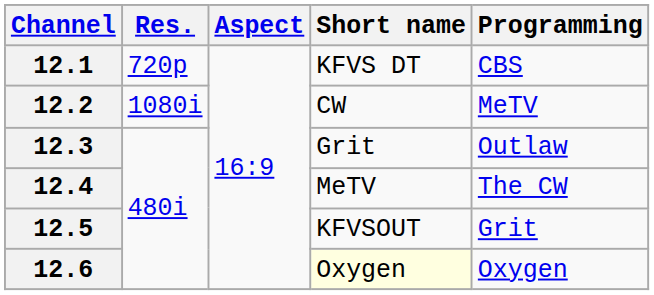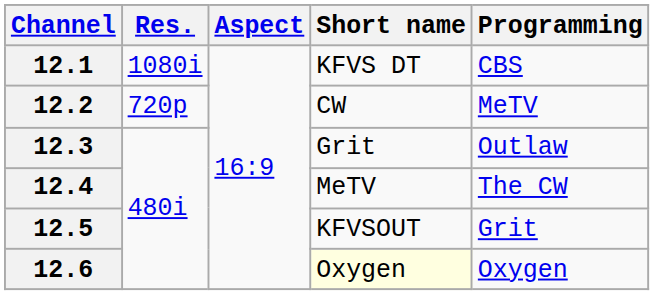(158, 66) 720p -> (165, 66) 1080i
(165, 107) 1080i -> (158, 107) 720p
